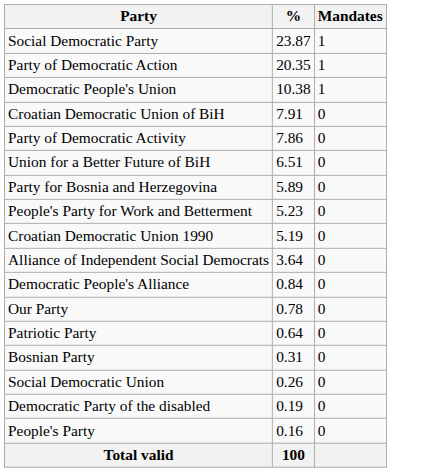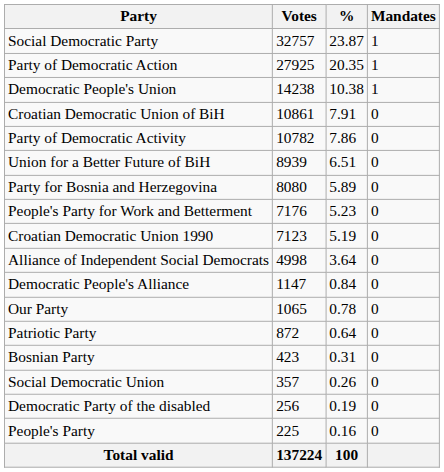+ column: (299, 16)
